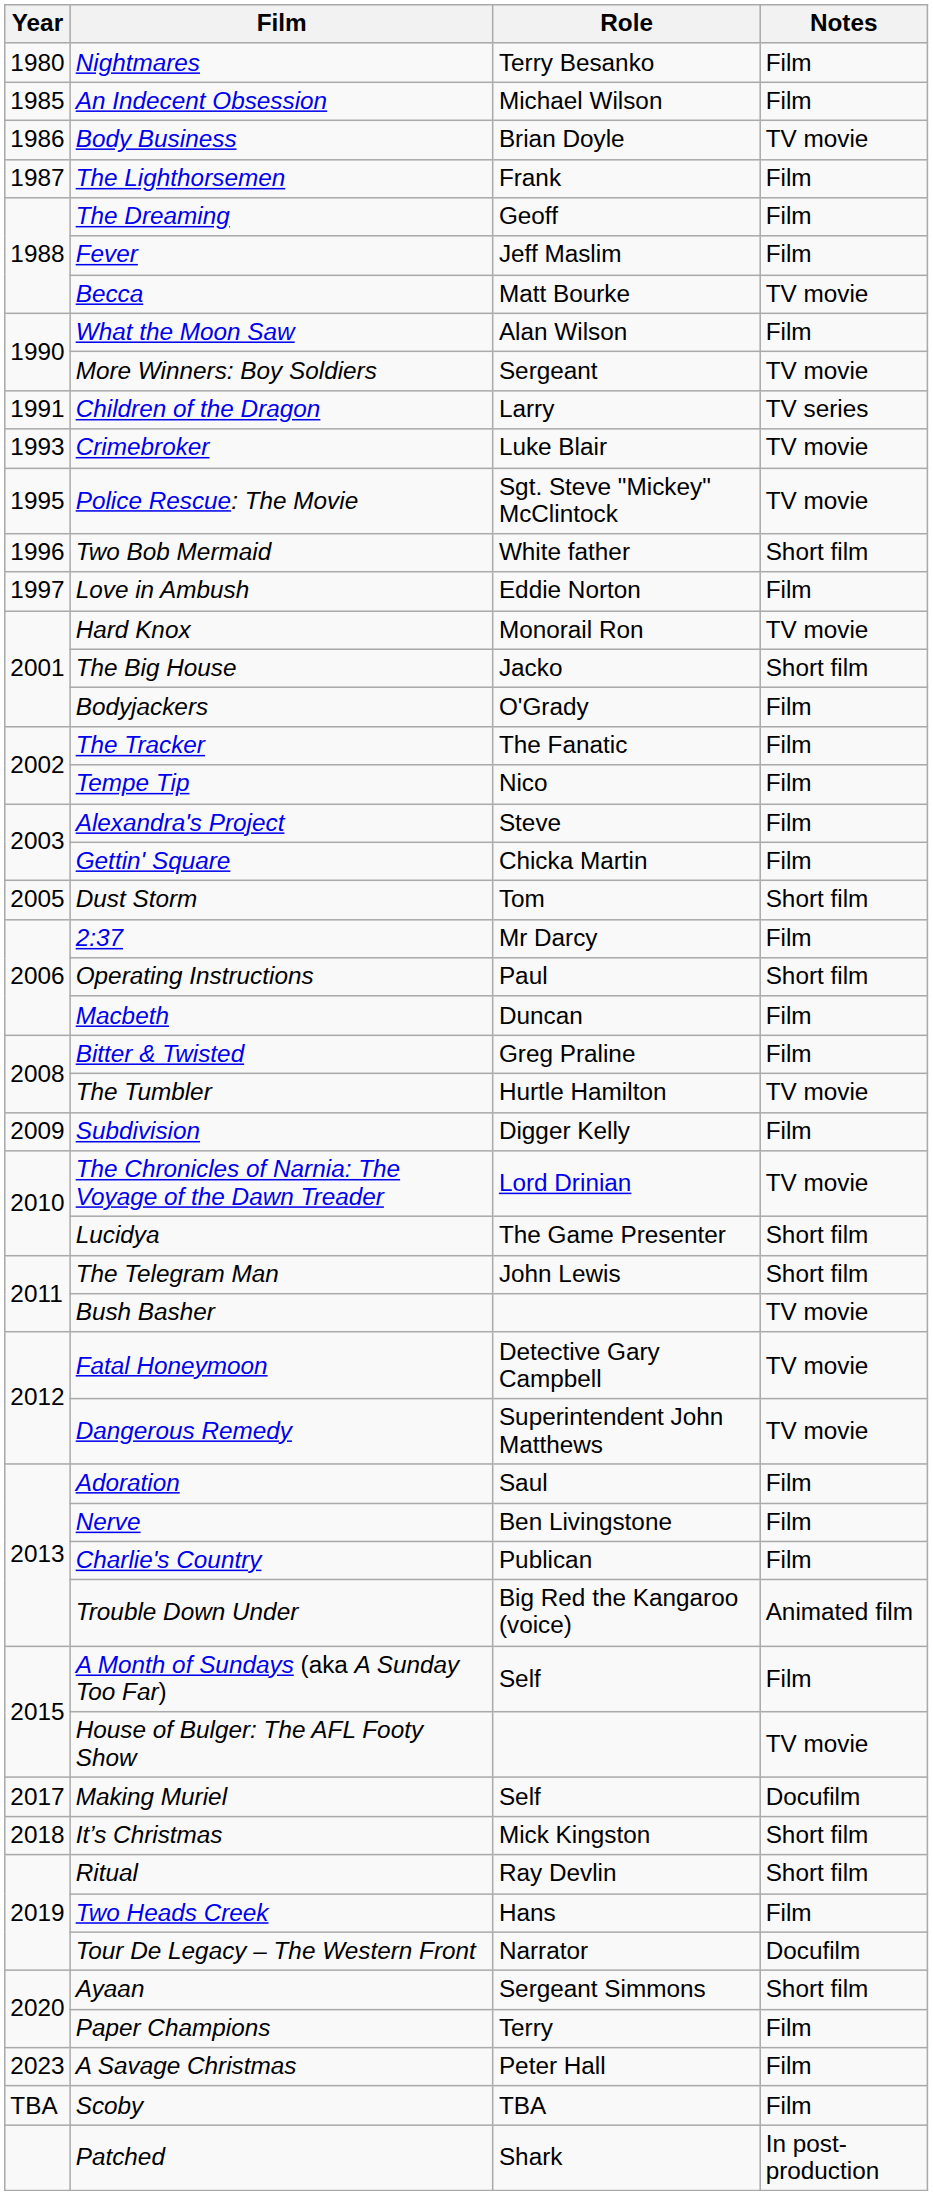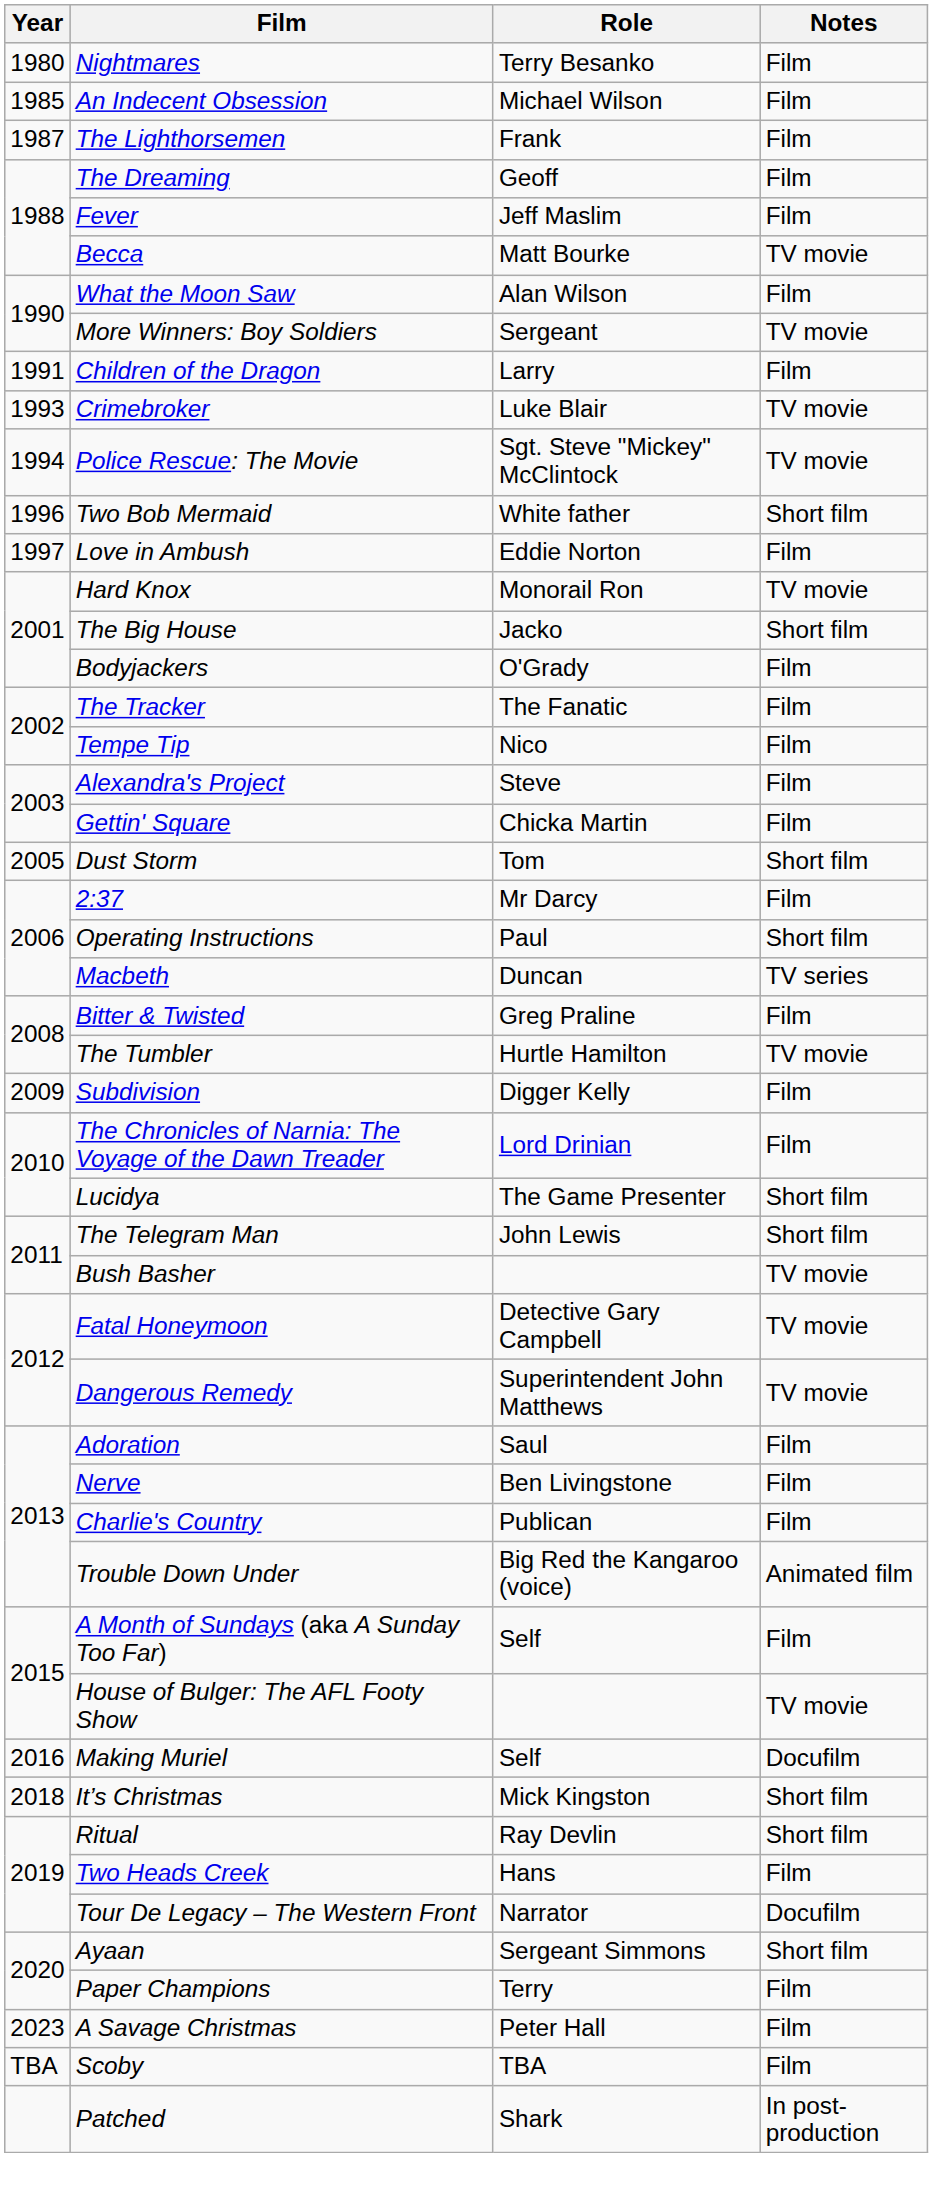- row: (156, 139)
(817, 409) TV series -> (789, 370) Film
(37, 500) 1995 -> (37, 461) 1994
(789, 1015) Film -> (817, 976) TV series
(817, 1183) TV movie -> (789, 1144) Film
(37, 1796) 2017 -> (37, 1758) 2016
